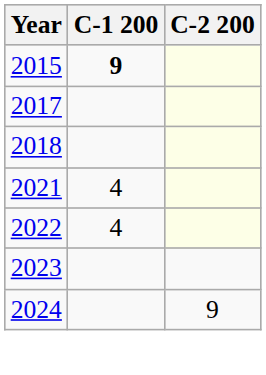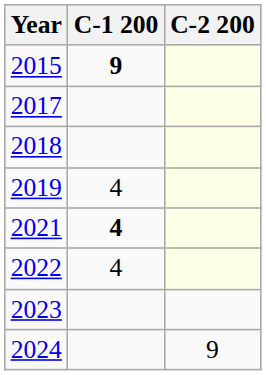+ row: (36, 187)
(116, 187) normal -> (116, 227) bold
